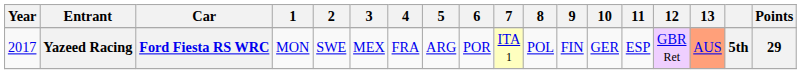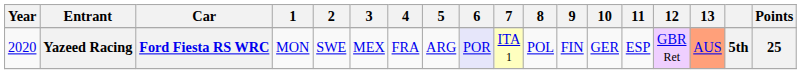(22, 47) 2017 -> (22, 47) 2020
(477, 47) no background -> (477, 47) lavender background
(774, 47) 29 -> (774, 47) 25
